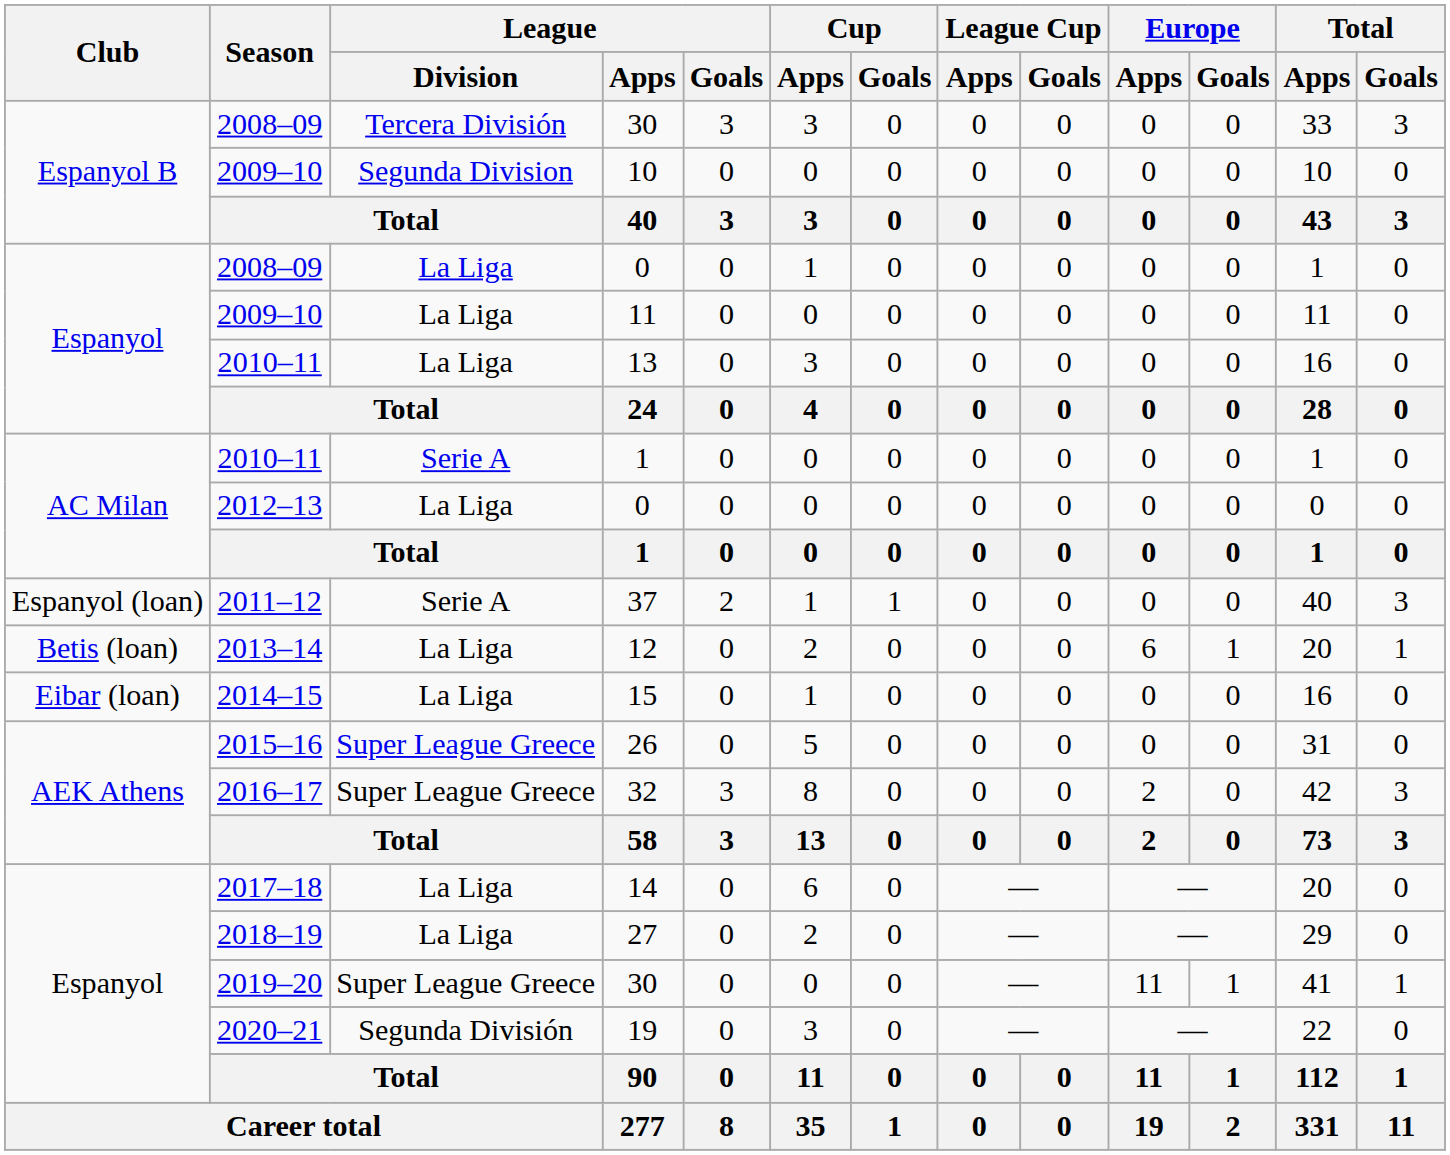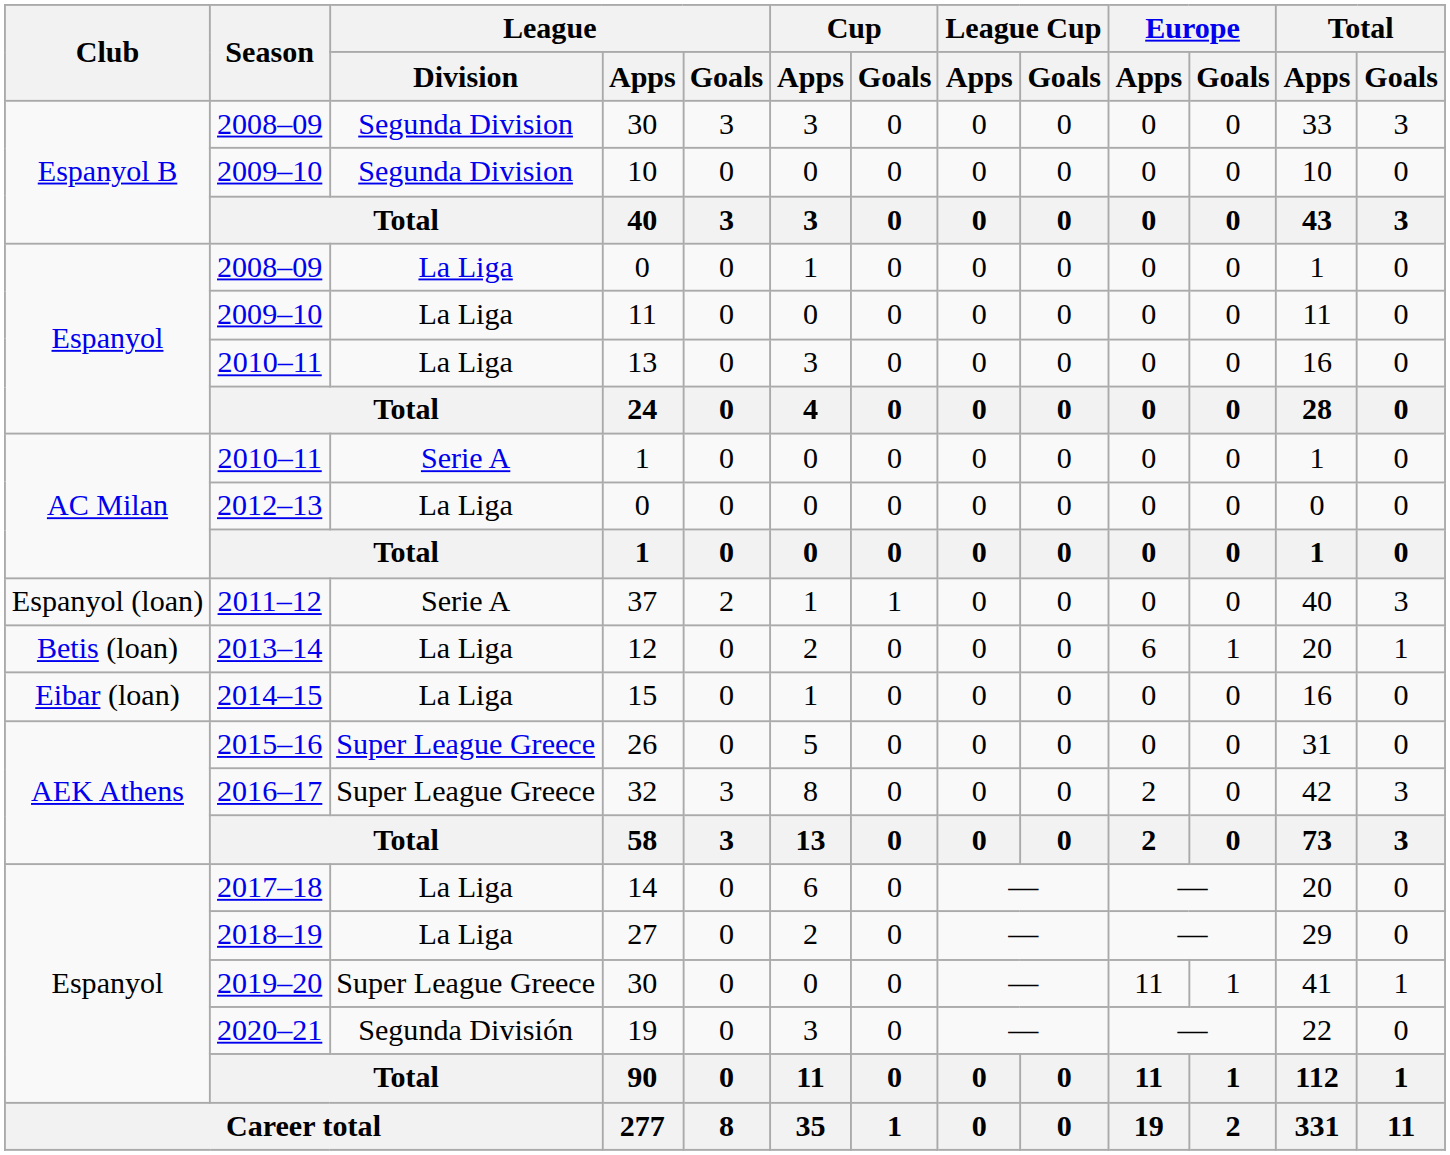(466, 123) Tercera División -> (466, 123) Segunda Division
